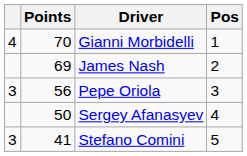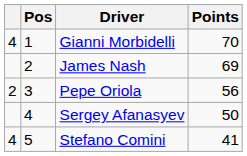columns swapped: (225, 17) <-> (48, 17)
(12, 91) 3 -> (12, 91) 2
(12, 140) 3 -> (12, 140) 4
